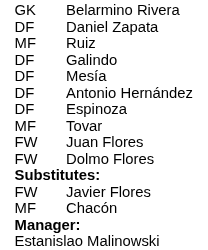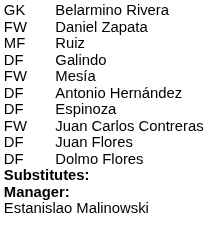(24, 27) DF -> (15, 27) FW
(24, 76) DF -> (15, 76) FW
- row: (84, 126)
+ row: (130, 126)
(26, 142) FW -> (14, 142) DF
(26, 159) FW -> (14, 159) DF
- row: (108, 192)
- row: (92, 208)
